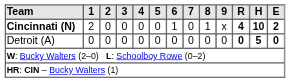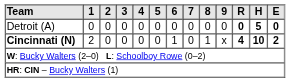rows swapped: (31, 41) <-> (41, 26)
